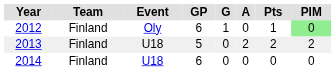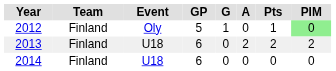(199, 28) 6 -> (199, 28) 5
(199, 44) 5 -> (199, 44) 6
